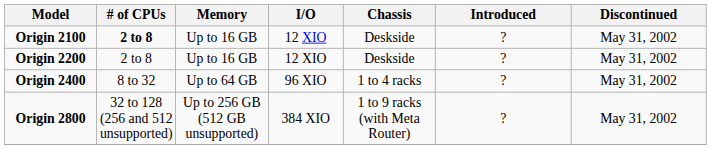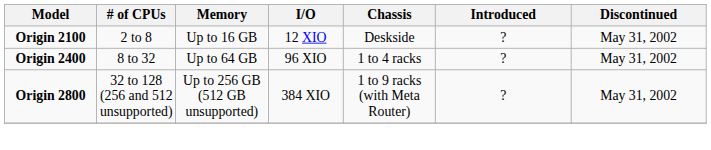(136, 37) bold -> (136, 37) normal
- row: (51, 59)
